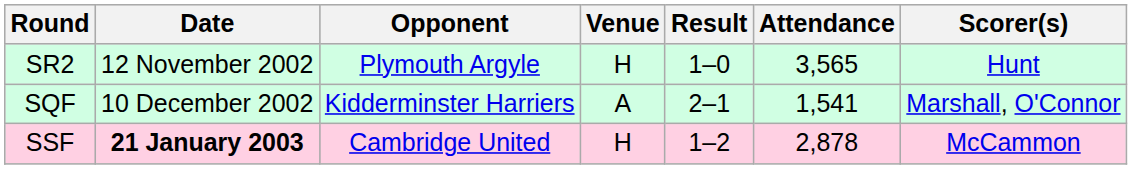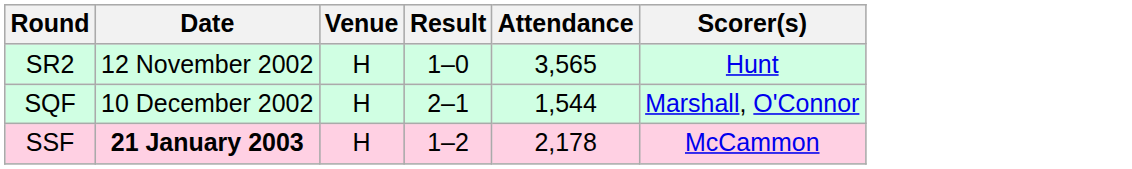- column: (450, 24)
(623, 103) A -> (362, 103) H
(827, 103) 1,541 -> (566, 103) 1,544
(827, 143) 2,878 -> (566, 143) 2,178
